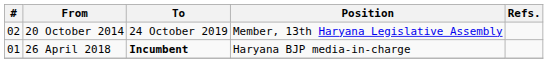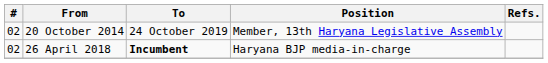(14, 49) 01 -> (14, 49) 02
